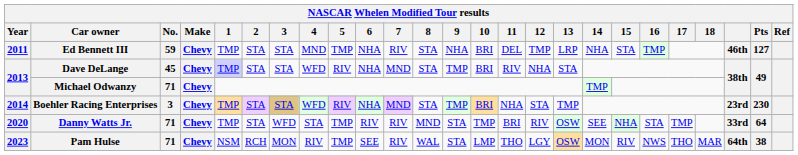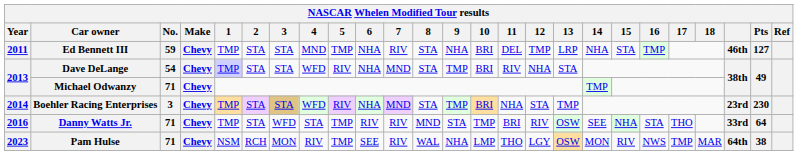(170, 68) 45 -> (170, 68) 54
(18, 123) 2020 -> (18, 123) 2016
(682, 123) TMP -> (682, 123) THO
(457, 141) STA -> (457, 141) NHA
(682, 141) THO -> (682, 141) TMP
